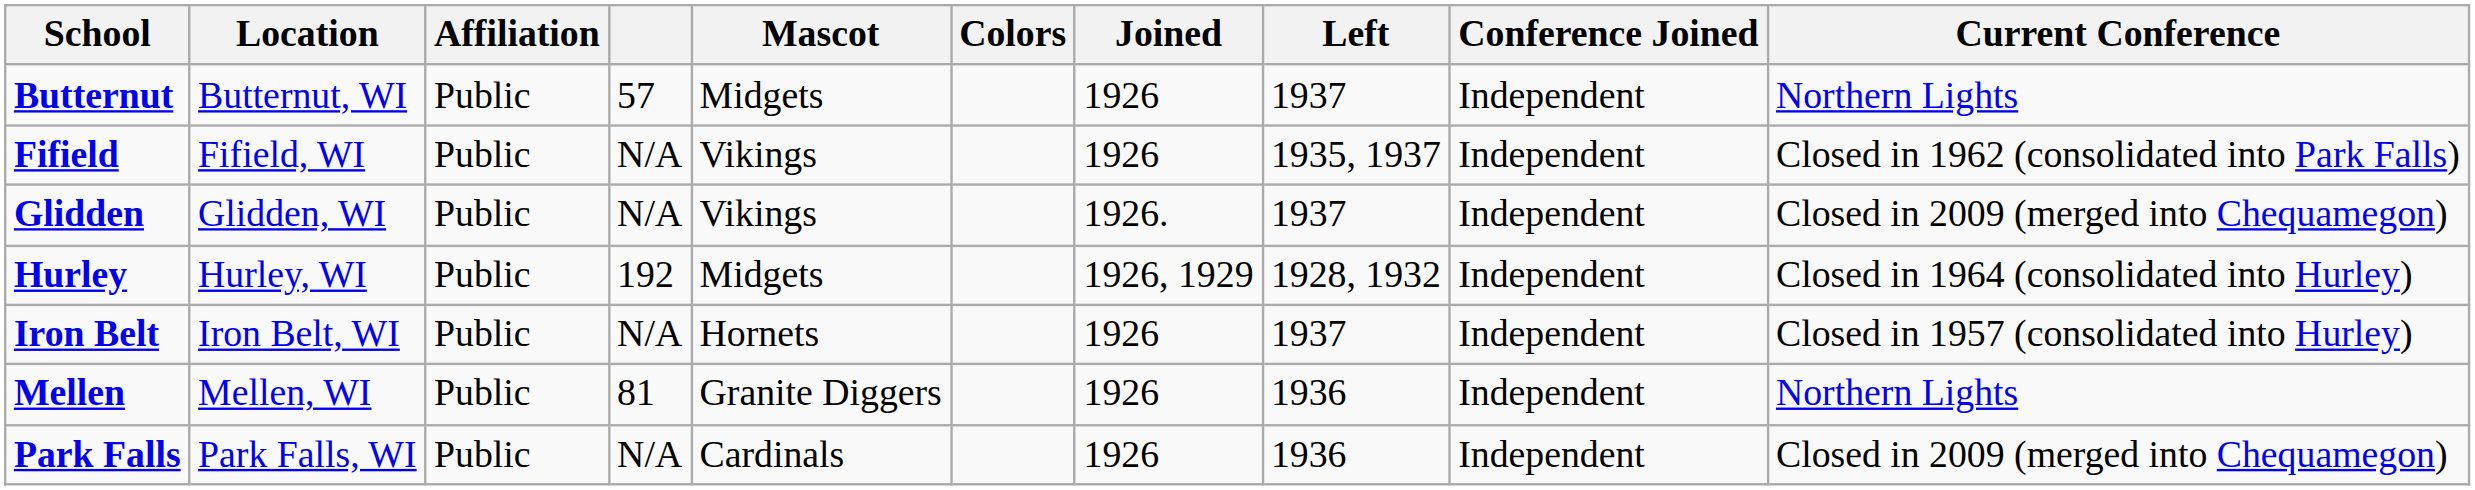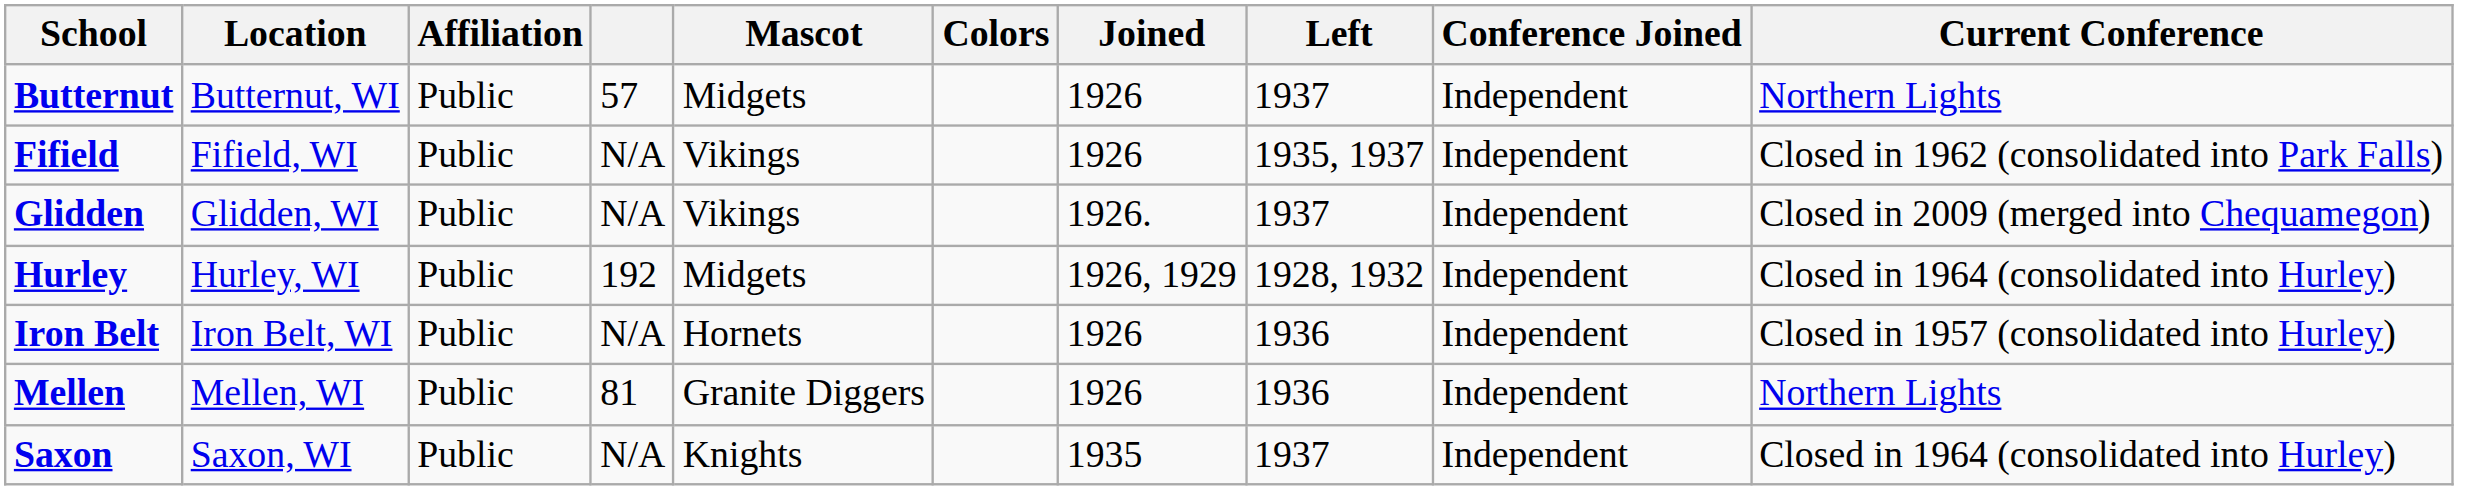(1309, 333) 1937 -> (1292, 333) 1936
- row: (97, 453)
+ row: (63, 453)
